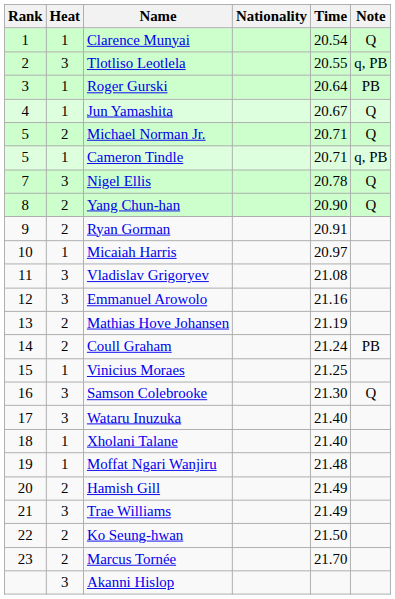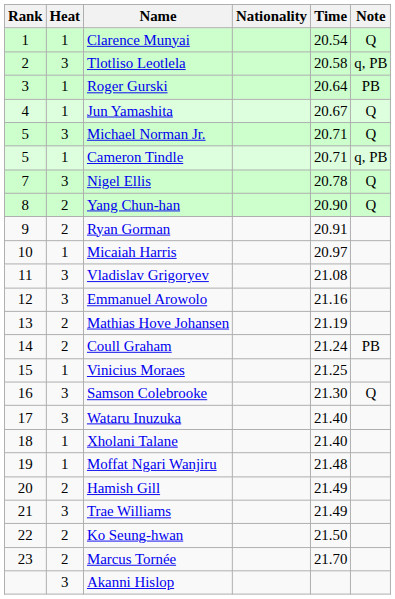(331, 63) 20.55 -> (331, 63) 20.58
(65, 134) 2 -> (65, 134) 3
